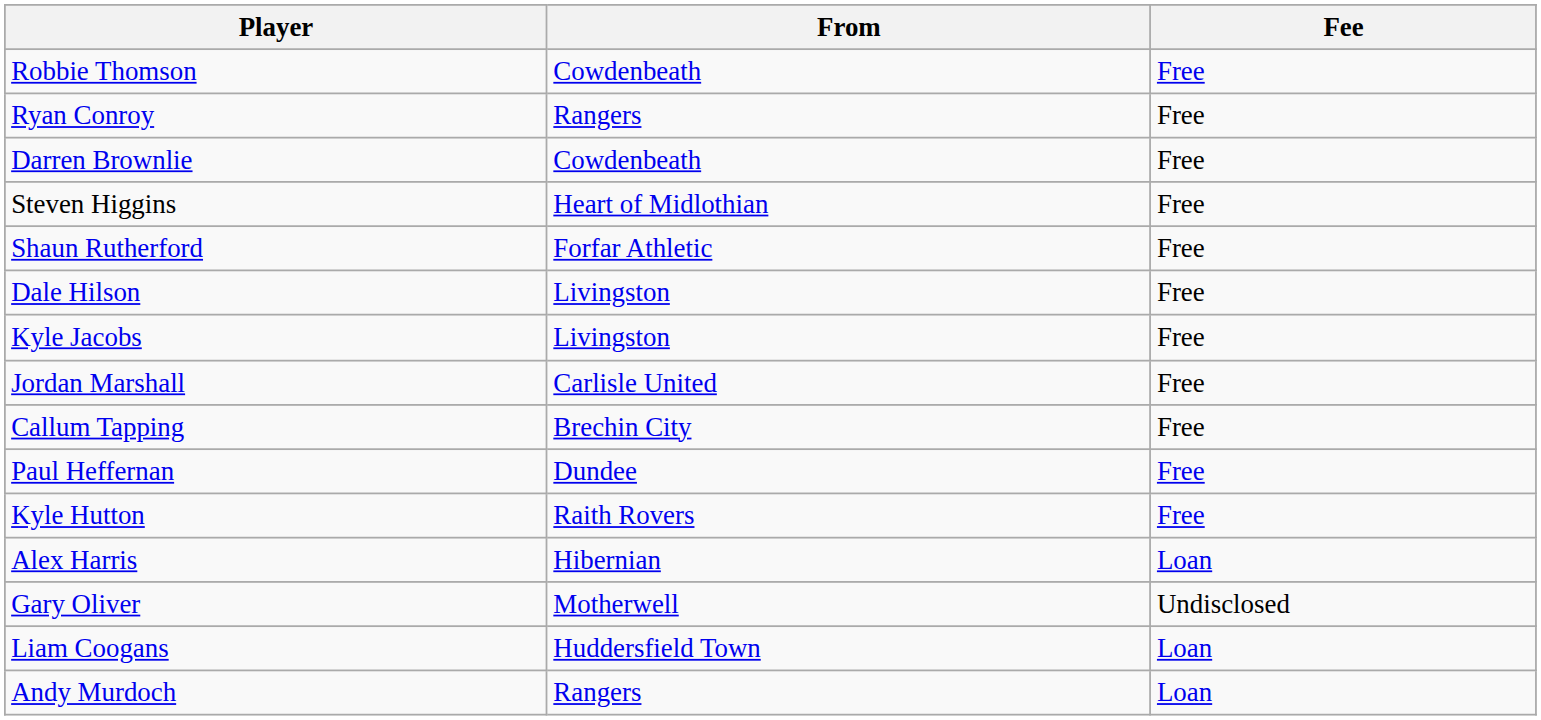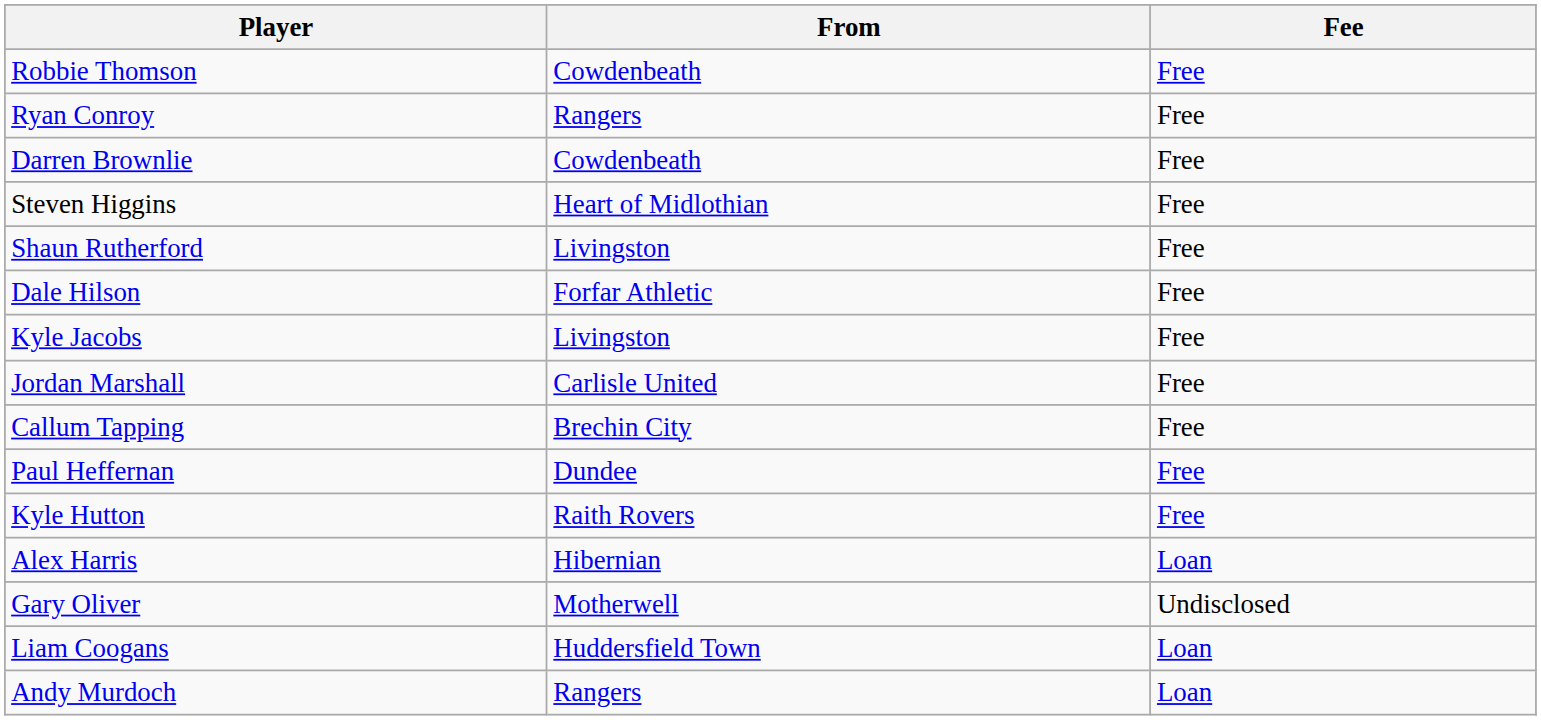(633, 248) Forfar Athletic -> (612, 248) Livingston
(612, 293) Livingston -> (633, 293) Forfar Athletic
